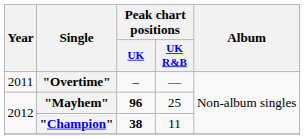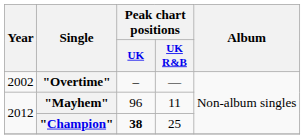(21, 81) 2011 -> (21, 81) 2002
(136, 102) bold -> (136, 102) normal
(174, 102) 25 -> (174, 102) 11
(174, 123) 11 -> (174, 123) 25
